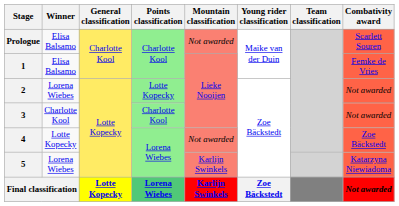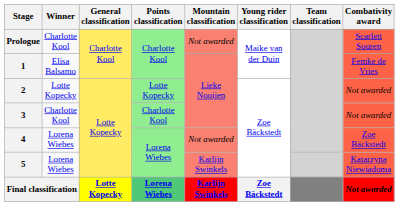(61, 41) Elisa Balsamo -> (61, 41) Charlotte Kool
(61, 90) Lorena Wiebes -> (61, 90) Lotte Kopecky
(61, 139) Lotte Kopecky -> (61, 139) Lorena Wiebes
